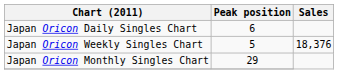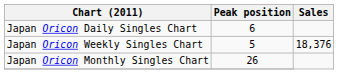(252, 61) 29 -> (252, 61) 26
